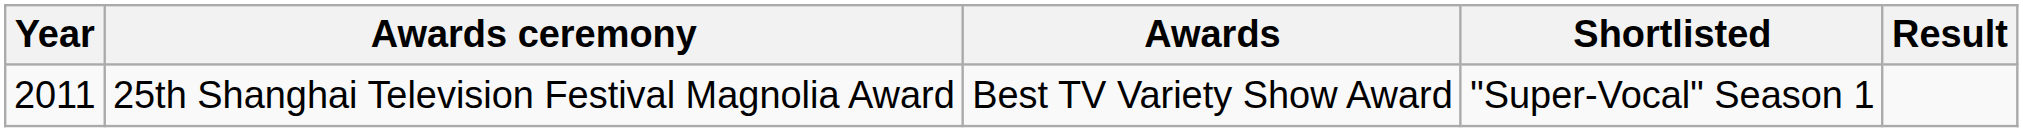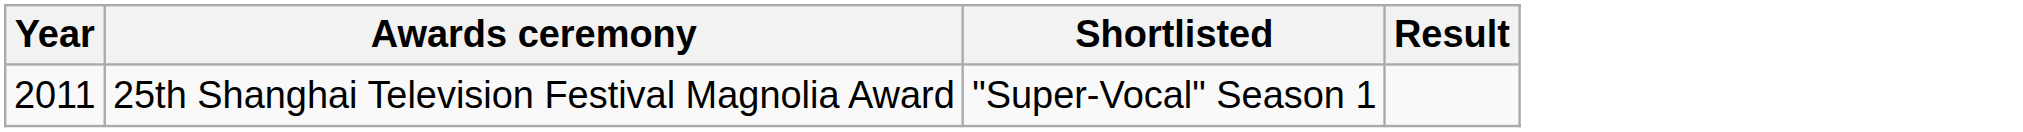- column: (1212, 34)
